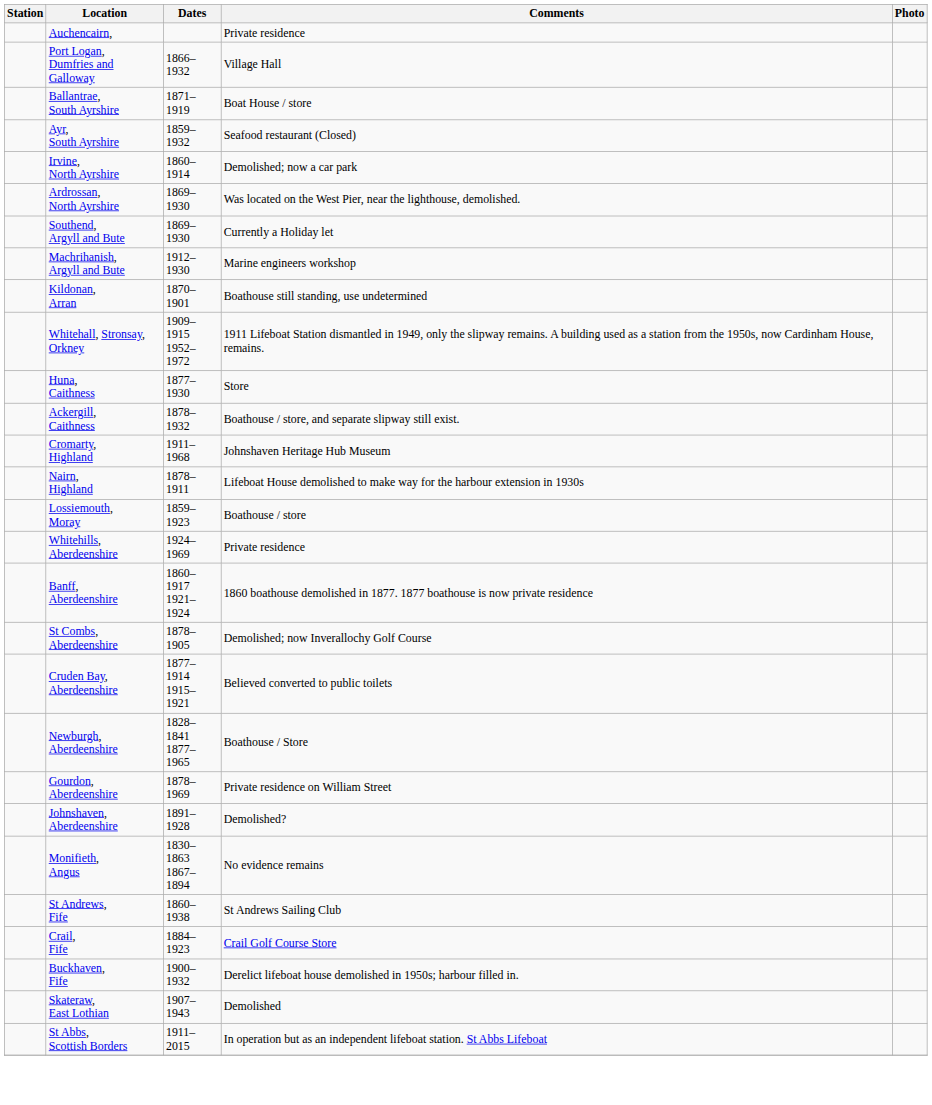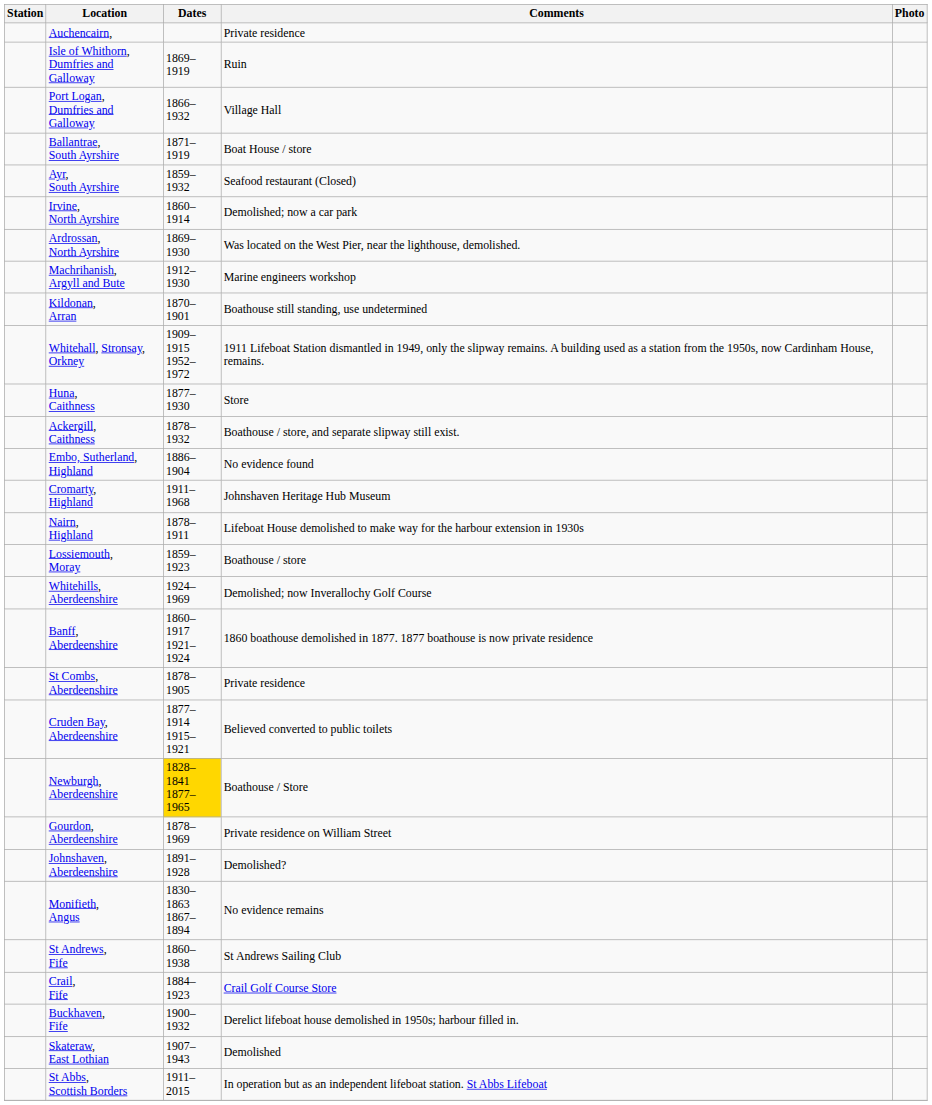+ row: (89, 64)
- row: (87, 231)
+ row: (93, 464)
(264, 547) Private residence -> (328, 592) Demolished; now Inverallochy Golf Course
(328, 638) Demolished; now Inverallochy Golf Course -> (264, 683) Private residence
(181, 742) no background -> (181, 787) gold background
